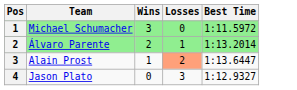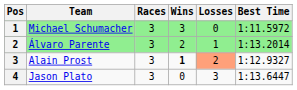+ column: (152, 12)
(149, 61) normal -> (182, 61) bold
(230, 61) 1:13.6447 -> (264, 61) 1:12.9327
(230, 77) 1:12.9327 -> (264, 77) 1:13.6447
